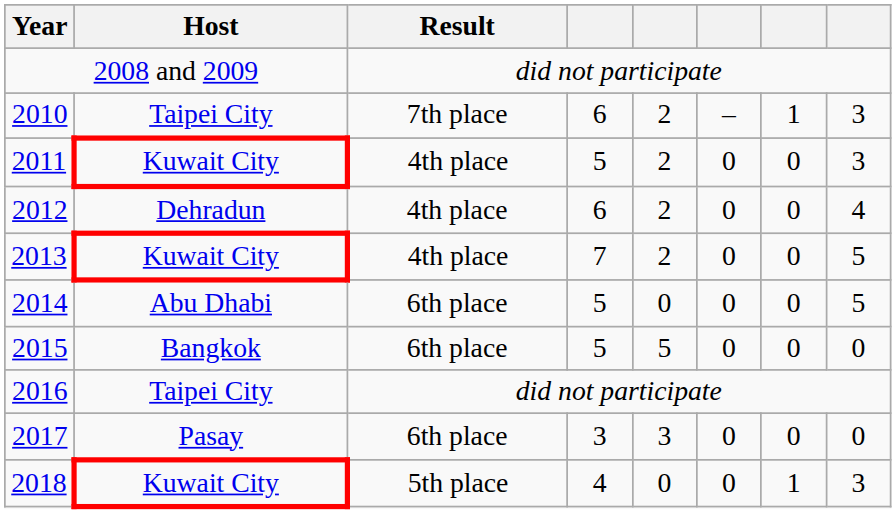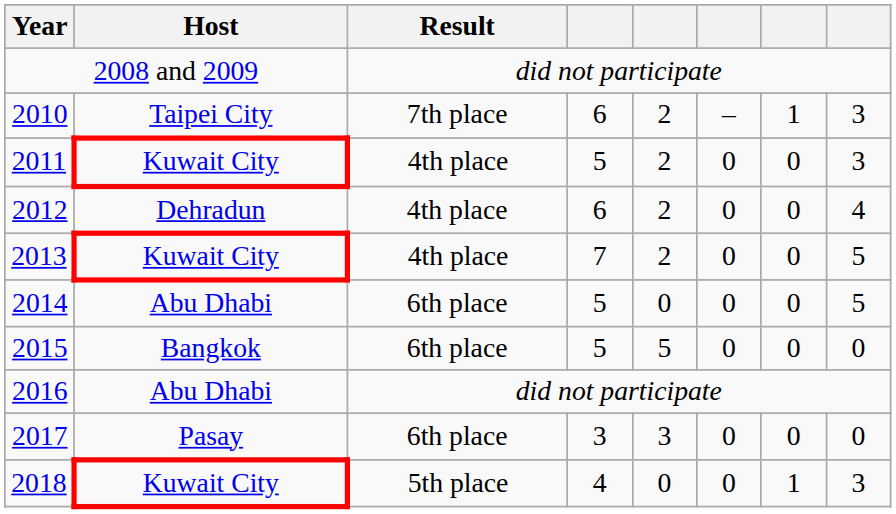(211, 391) Taipei City -> (211, 391) Abu Dhabi
